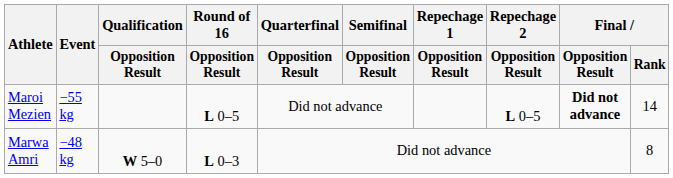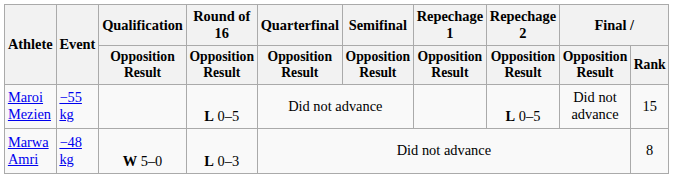(595, 106) bold -> (595, 106) normal
(650, 106) 14 -> (650, 106) 15
